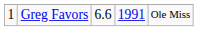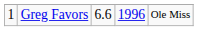(131, 15) 1991 -> (131, 15) 1996
